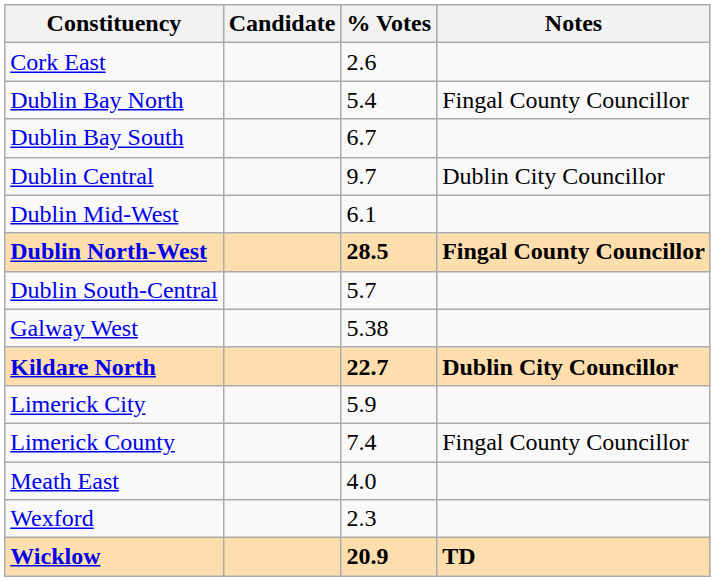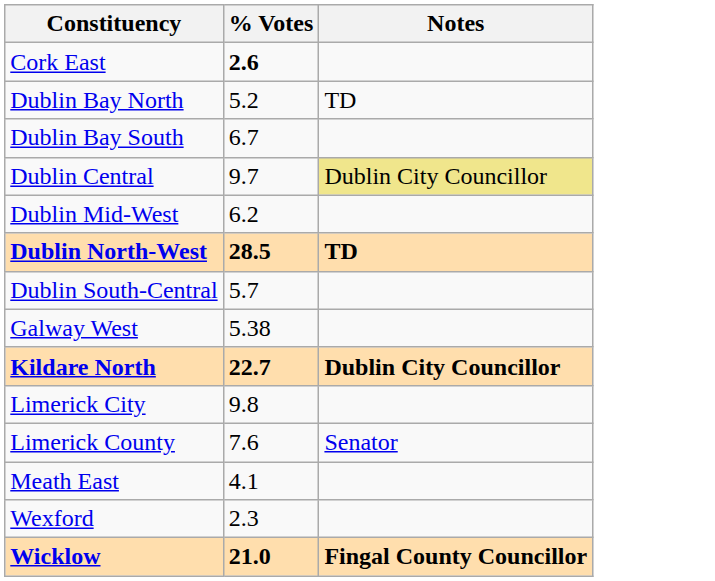- column: (282, 23)
(361, 61) normal -> (244, 61) bold
(361, 99) 5.4 -> (244, 99) 5.2
(566, 99) Fingal County Councillor -> (340, 99) TD
(554, 175) no background -> (436, 175) khaki background
(361, 213) 6.1 -> (244, 213) 6.2
(574, 251) Fingal County Councillor -> (341, 251) TD
(361, 404) 5.9 -> (244, 404) 9.8
(361, 442) 7.4 -> (244, 442) 7.6
(566, 442) Fingal County Councillor -> (361, 442) Senator
(361, 480) 4.0 -> (244, 480) 4.1
(367, 556) 20.9 -> (250, 556) 21.0
(459, 556) TD -> (456, 556) Fingal County Councillor
